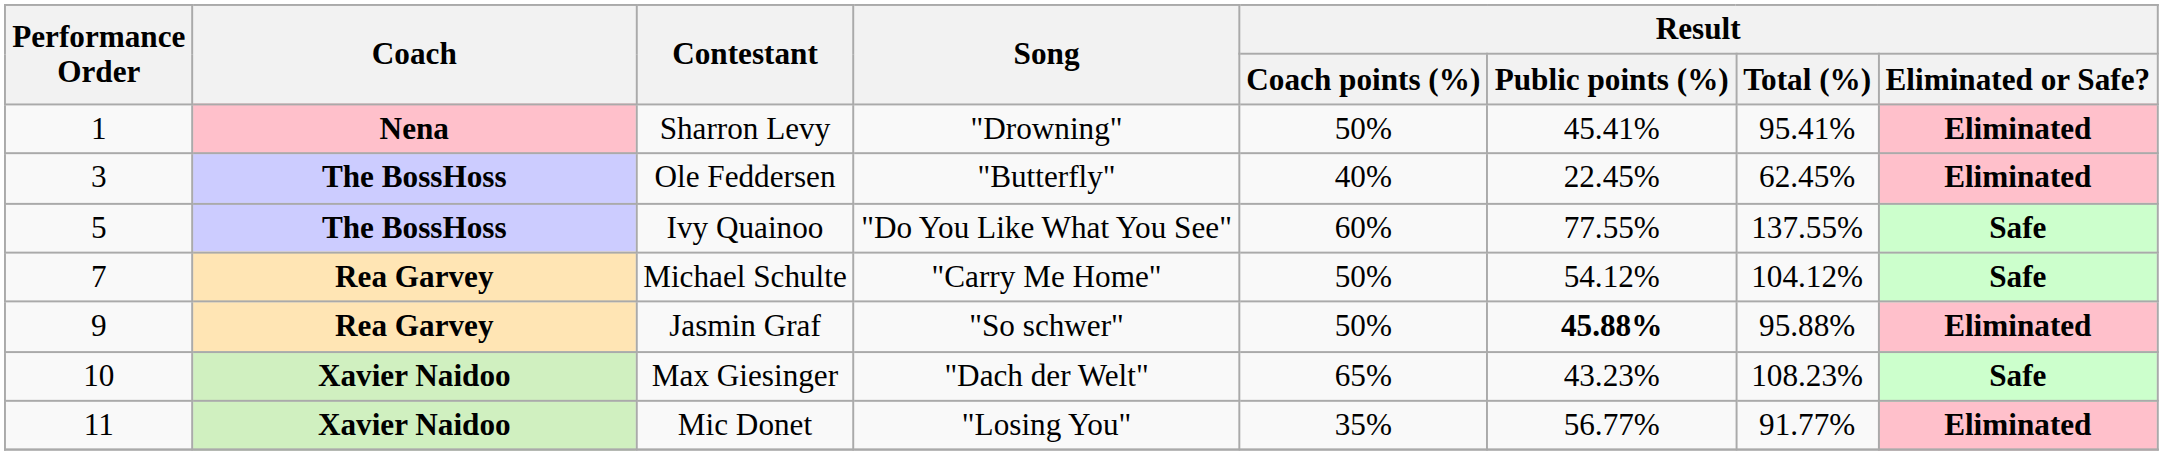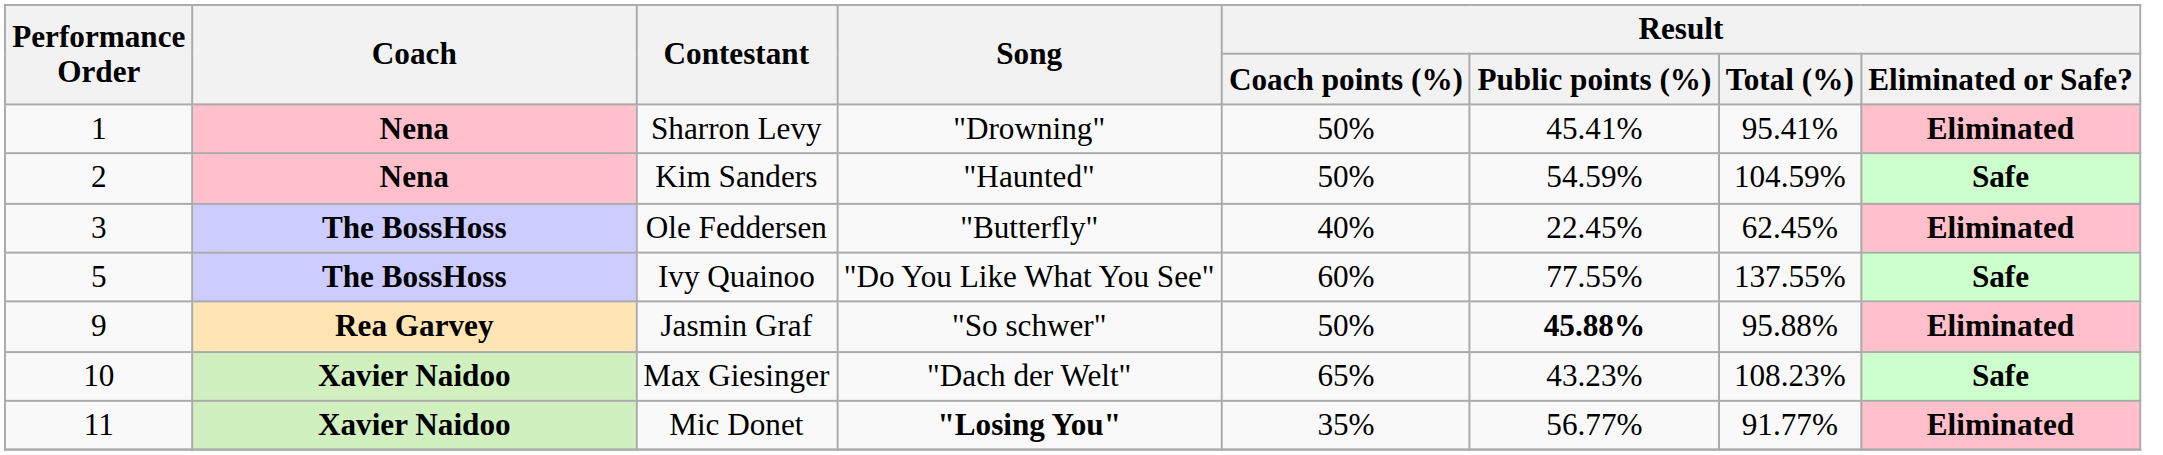+ row: (736, 177)
- row: (745, 276)
(1047, 425) normal -> (1029, 425) bold
